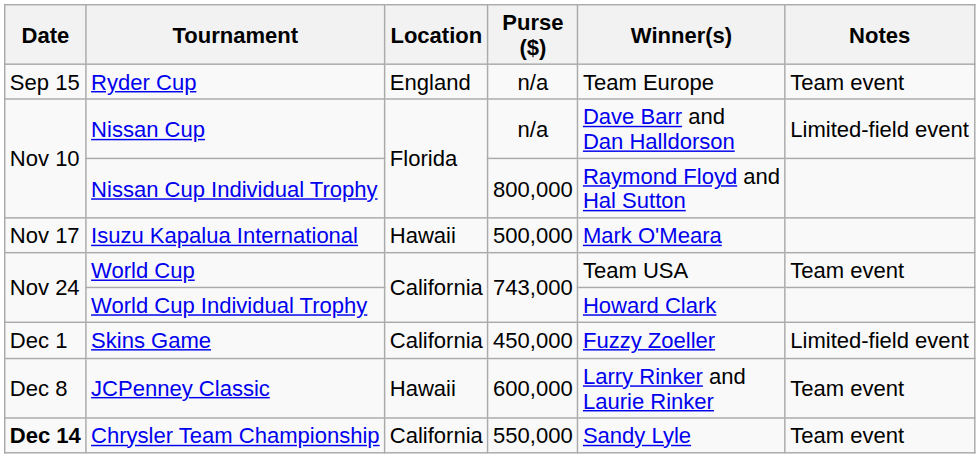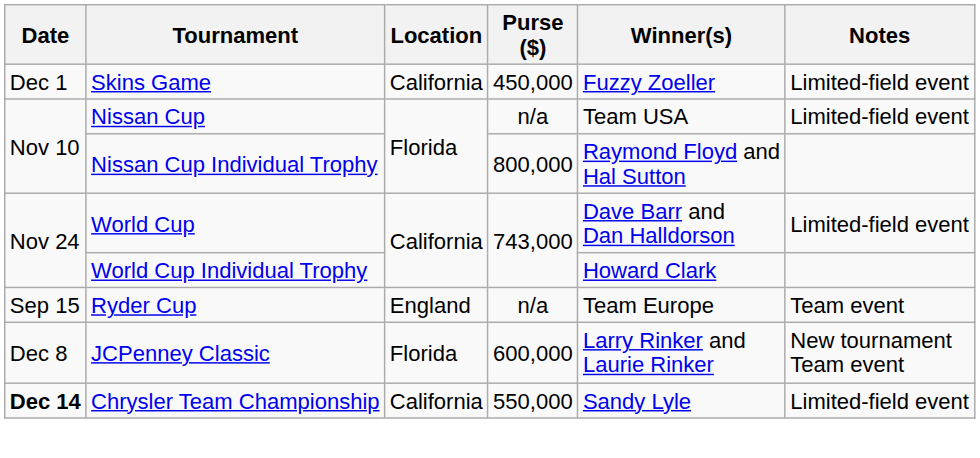rows swapped: (144, 82) <-> (151, 341)
(659, 129) Dave Barr and Dan Halldorson -> (636, 117) Team USA
- row: (225, 236)
(636, 271) Team USA -> (659, 224) Dave Barr and Dan Halldorson
(847, 271) Team event -> (880, 224) Limited-field event
(423, 388) Hawaii -> (423, 353) Florida
(847, 388) Team event -> (871, 353) New tournament Team event
(847, 435) Team event -> (880, 400) Limited-field event
